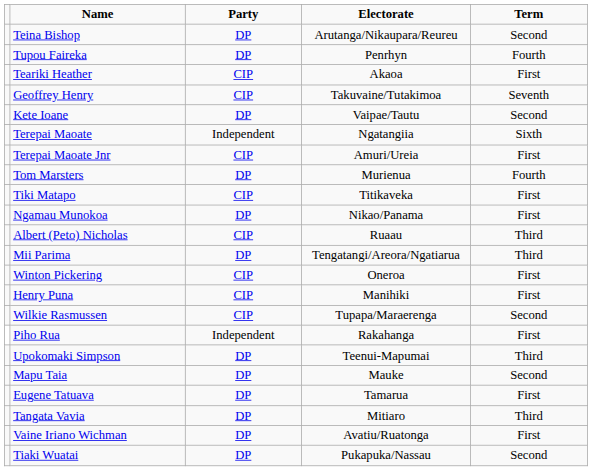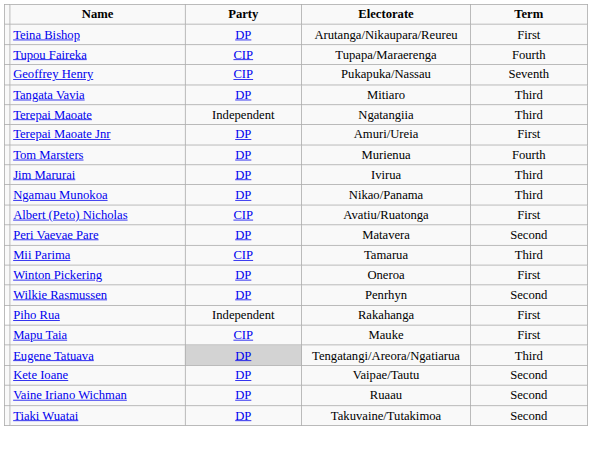(529, 34) Second -> (529, 34) First
(243, 54) DP -> (243, 54) CIP
(386, 54) Penrhyn -> (386, 54) Tupapa/Maraerenga
- row: (53, 74)
(386, 94) Takuvaine/Tutakimoa -> (386, 74) Pukapuka/Nassau
rows swapped: (41, 114) <-> (49, 415)
(529, 134) Sixth -> (529, 114) Third
(243, 154) CIP -> (243, 134) DP
+ row: (44, 174)
- row: (44, 194)
(529, 214) First -> (529, 194) Third
(386, 235) Ruaau -> (386, 214) Avatiu/Ruatonga
(529, 235) Third -> (529, 214) First
+ row: (56, 235)
(243, 255) DP -> (243, 255) CIP
(386, 255) Tengatangi/Areora/Ngatiarua -> (386, 255) Tamarua
(243, 275) CIP -> (243, 275) DP
- row: (43, 295)
(243, 315) CIP -> (243, 295) DP
(386, 315) Tupapa/Maraerenga -> (386, 295) Penrhyn
- row: (67, 355)
(243, 375) DP -> (243, 335) CIP
(529, 375) Second -> (529, 335) First
(243, 395) no background -> (243, 355) lightgrey background
(386, 395) Tamarua -> (386, 355) Tengatangi/Areora/Ngatiarua
(529, 395) First -> (529, 355) Third
(386, 435) Avatiu/Ruatonga -> (386, 395) Ruaau
(529, 435) First -> (529, 395) Second
(386, 455) Pukapuka/Nassau -> (386, 415) Takuvaine/Tutakimoa
